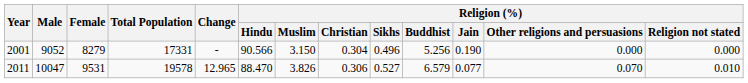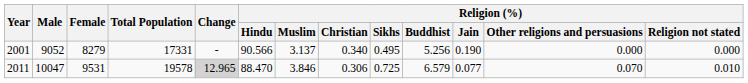(303, 50) 3.150 -> (303, 50) 3.137
(355, 50) 0.304 -> (355, 50) 0.340
(387, 50) 0.496 -> (387, 50) 0.495
(220, 68) no background -> (220, 68) lightgrey background
(303, 68) 3.826 -> (303, 68) 3.846
(387, 68) 0.527 -> (387, 68) 0.725
